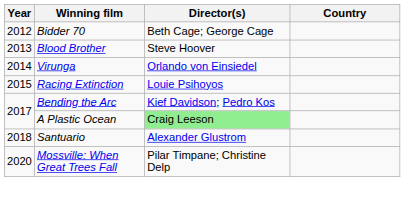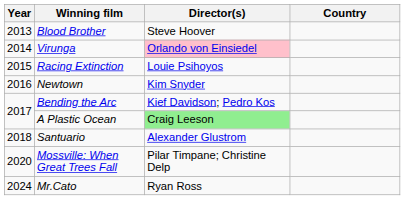- row: (61, 31)
(202, 66) no background -> (202, 48) pink background
+ row: (60, 84)
+ row: (57, 185)
